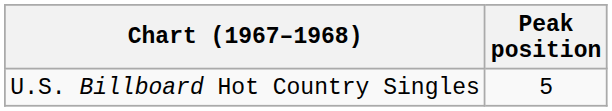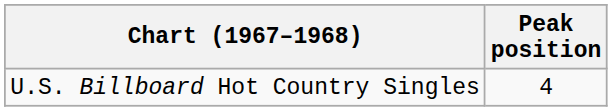(546, 88) 5 -> (546, 88) 4
